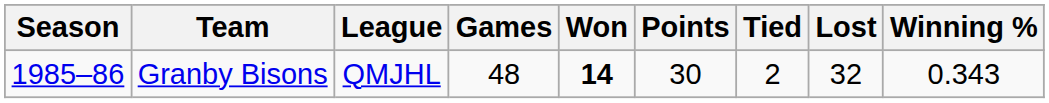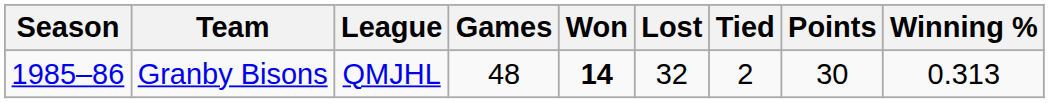columns swapped: (846, 27) <-> (685, 27)
(964, 73) 0.343 -> (964, 73) 0.313
